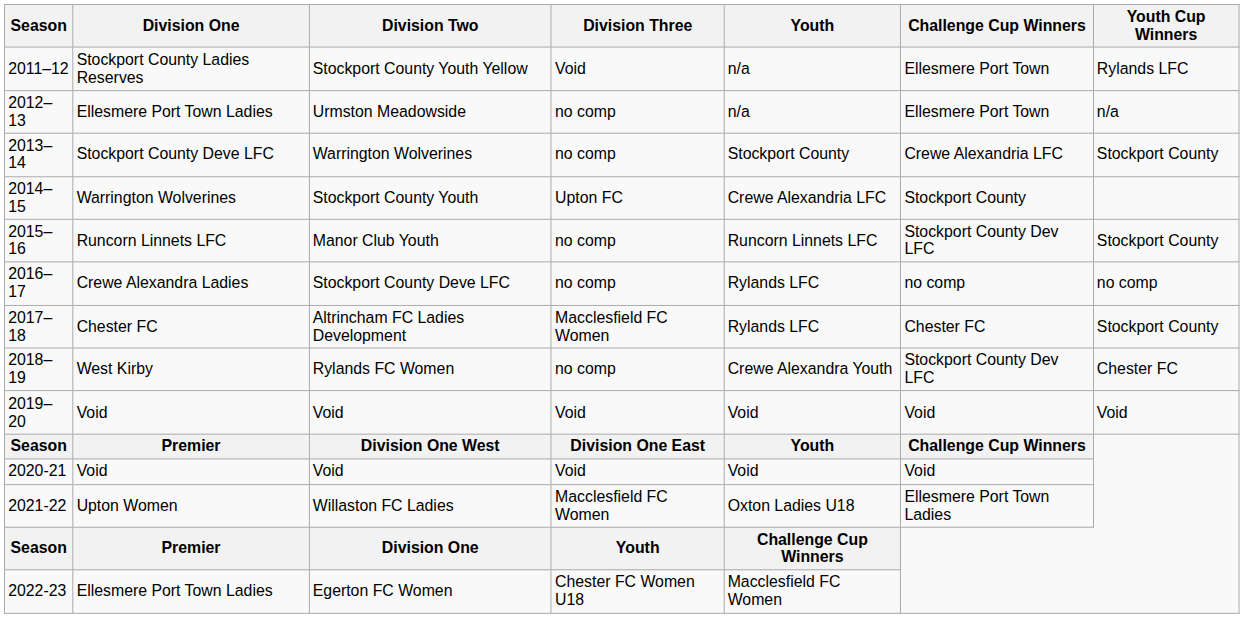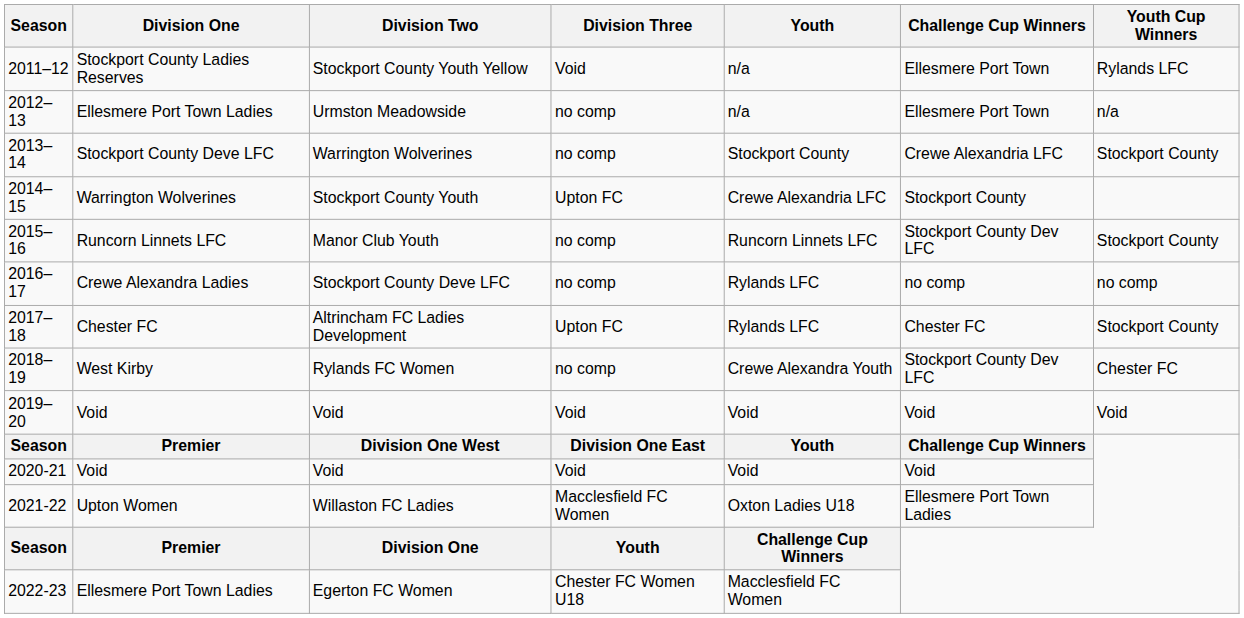(611, 326) Macclesfield FC Women -> (589, 326) Upton FC
